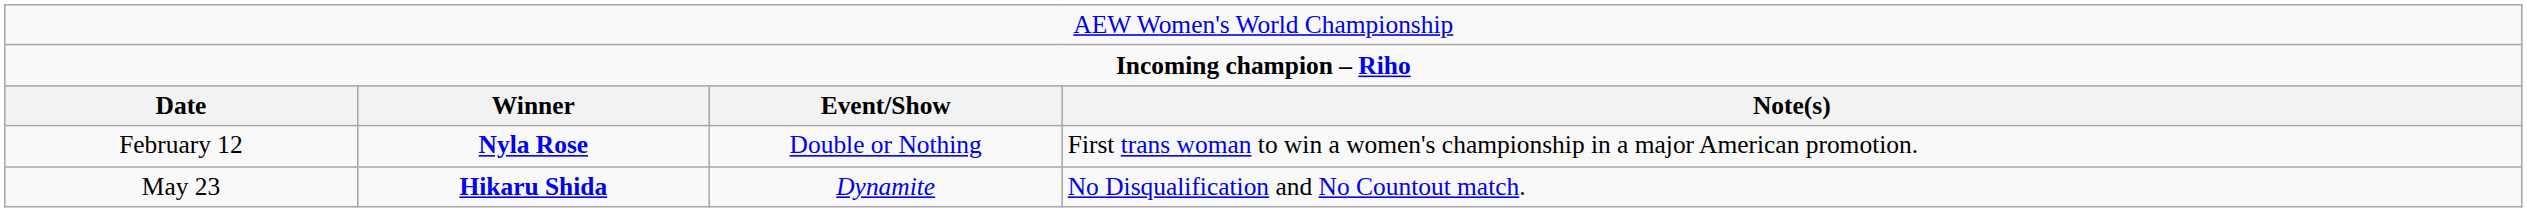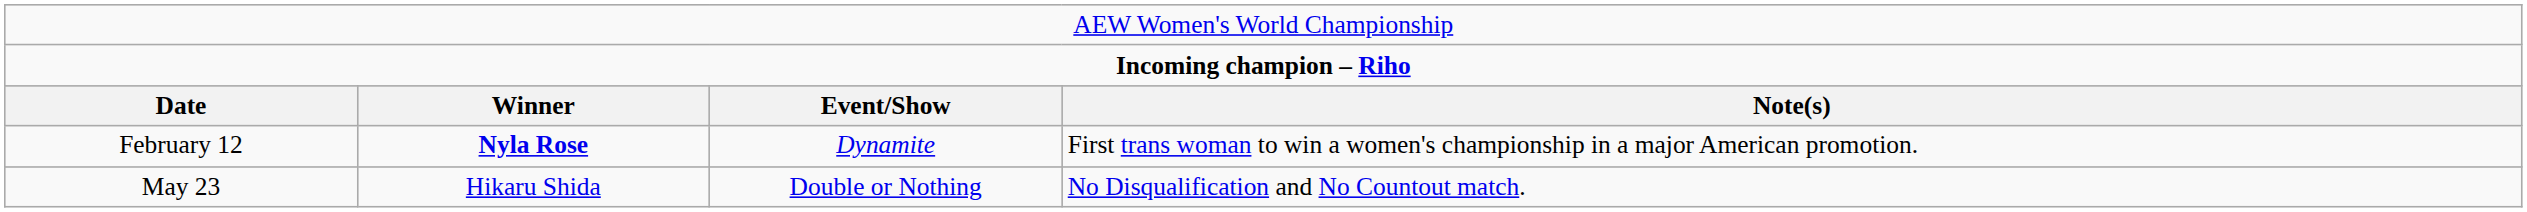(886, 145) Double or Nothing -> (886, 145) Dynamite
(533, 186) bold -> (533, 186) normal
(886, 186) Dynamite -> (886, 186) Double or Nothing
